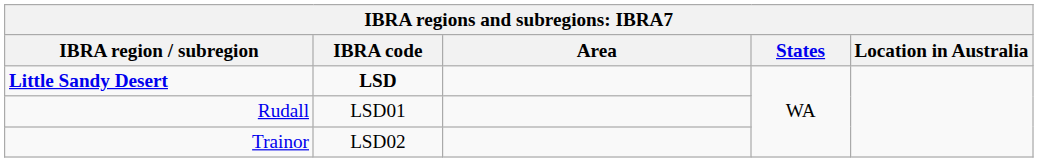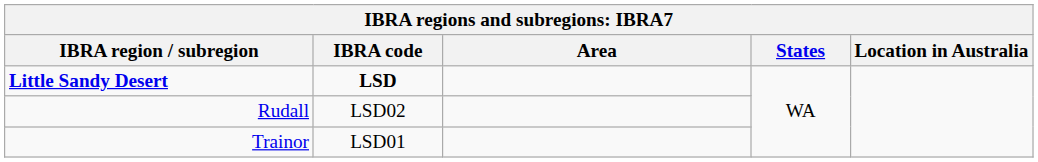(378, 111) LSD01 -> (378, 111) LSD02
(378, 141) LSD02 -> (378, 141) LSD01
